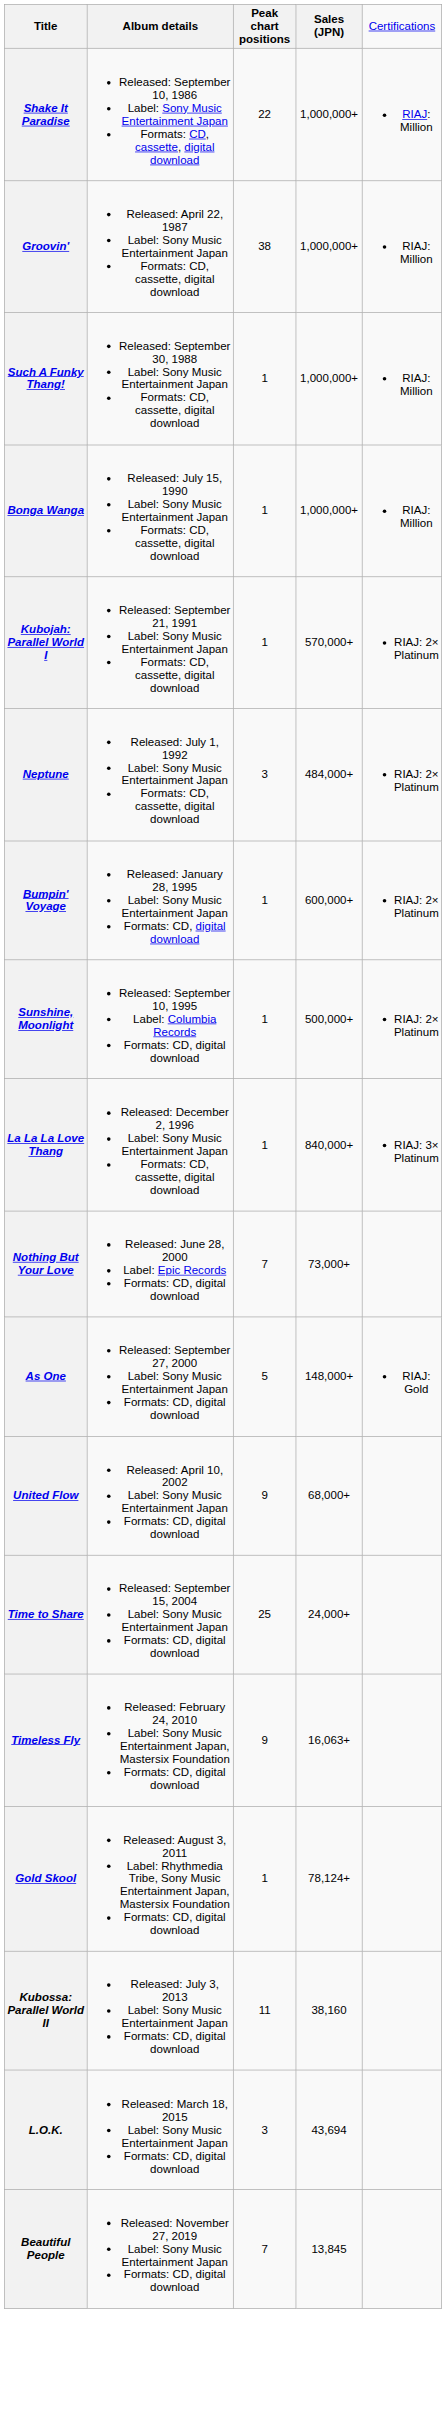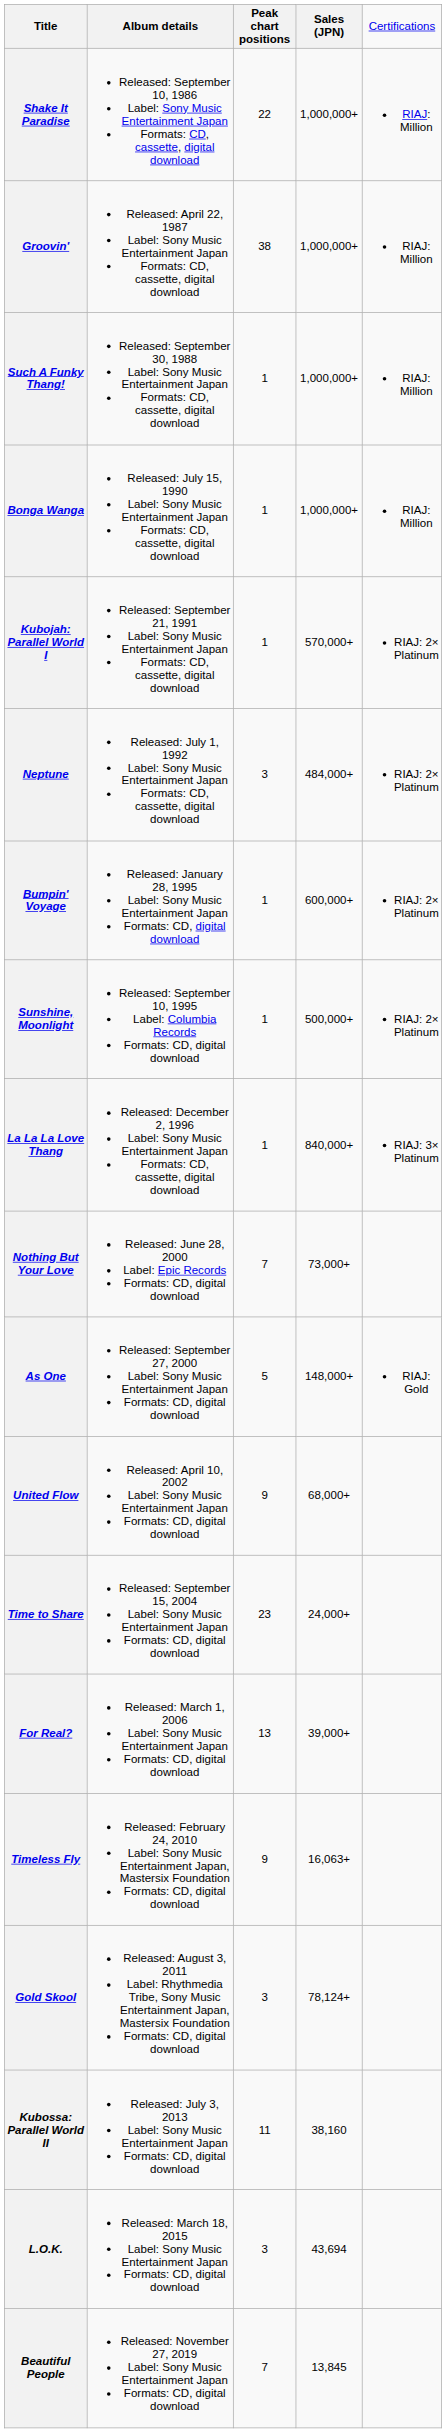(265, 1614) 25 -> (265, 1614) 23
+ row: (46, 1733)
(265, 1878) 1 -> (265, 1997) 3
